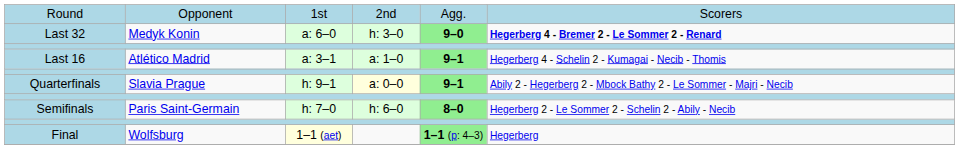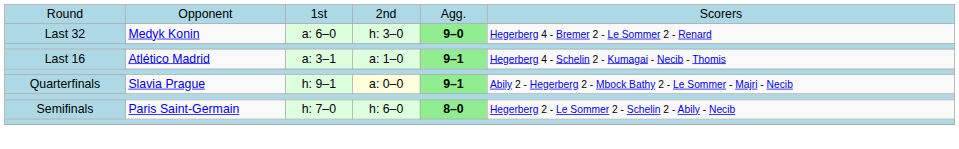(606, 33) bold -> (601, 34) normal
- row: (65, 134)
